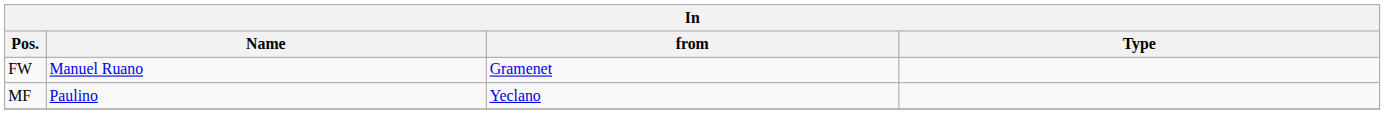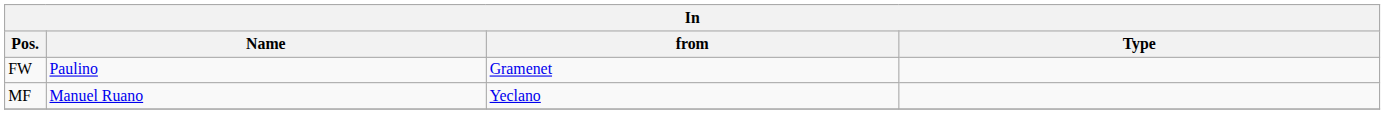(96, 70) Manuel Ruano -> (74, 70) Paulino
(74, 96) Paulino -> (96, 96) Manuel Ruano
